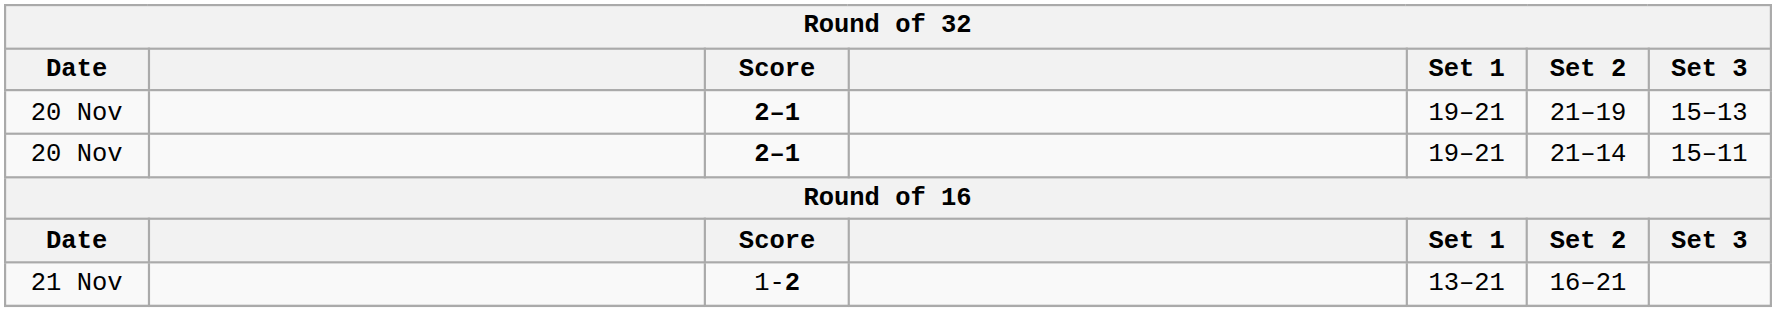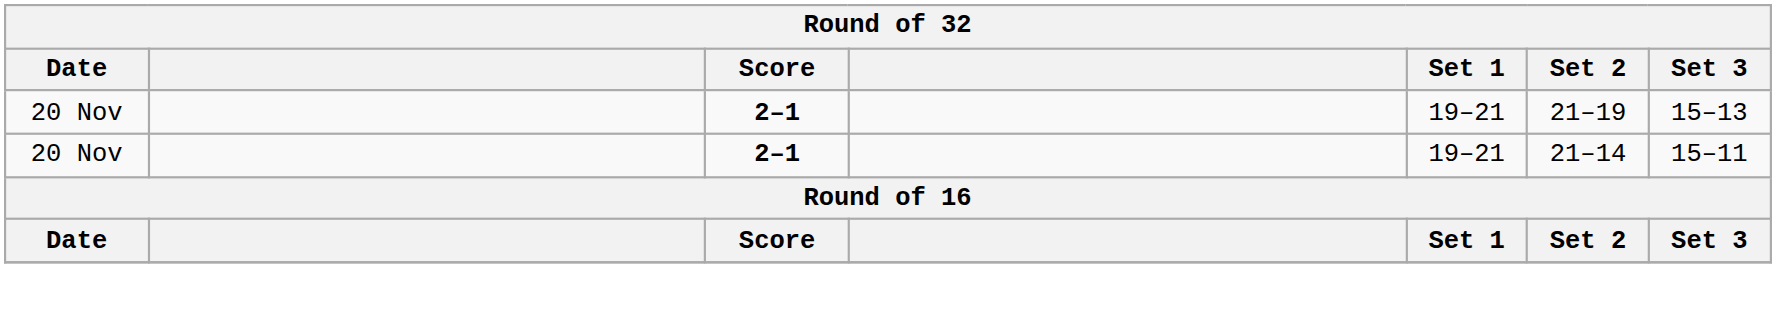- row: (77, 283)
